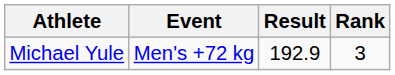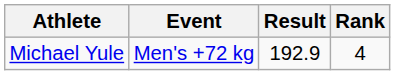(360, 53) 3 -> (360, 53) 4
